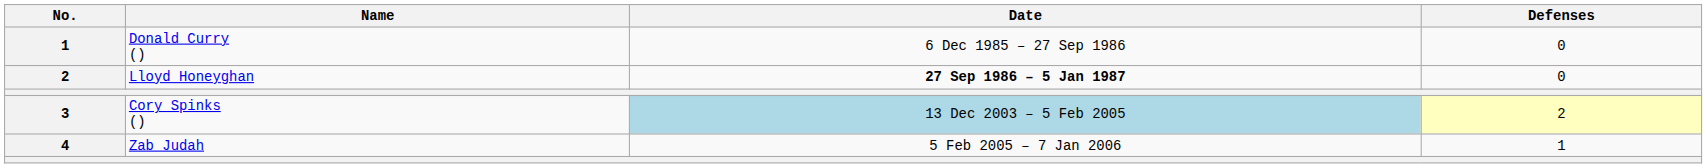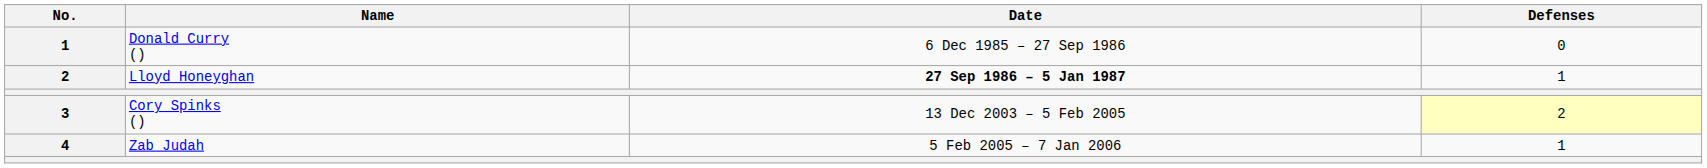(1561, 77) 0 -> (1561, 77) 1
(1025, 115) lightblue background -> (1025, 115) no background
